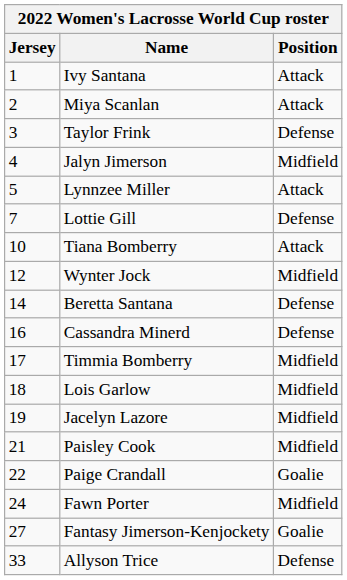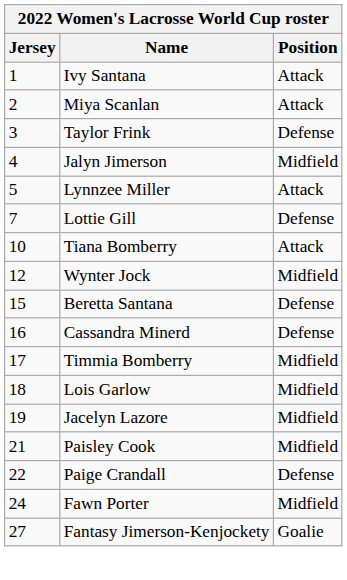(17, 304) 14 -> (17, 304) 15
(301, 475) Goalie -> (306, 475) Defense
- row: (111, 560)
